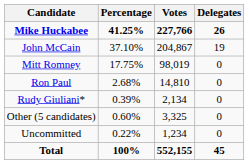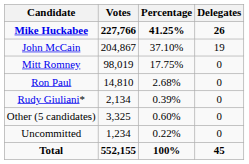columns swapped: (175, 13) <-> (126, 13)
